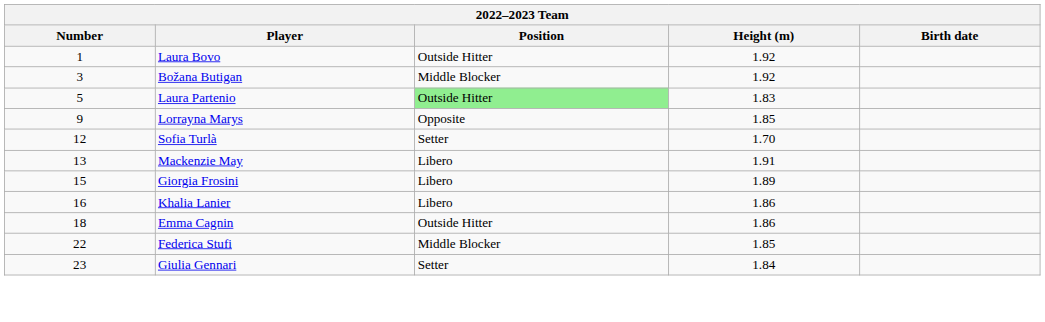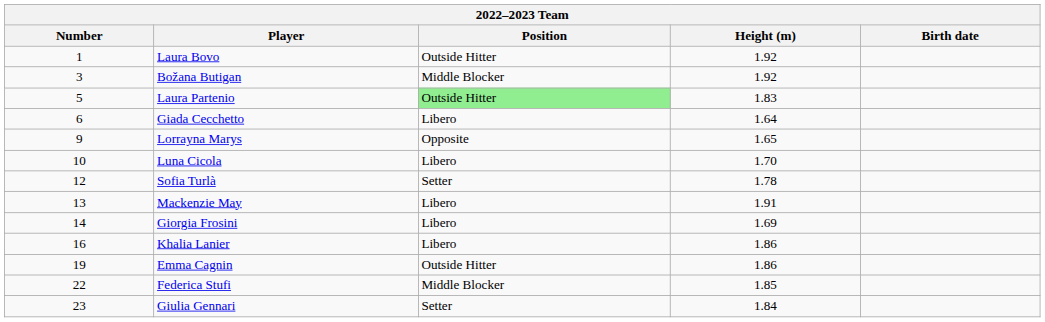+ row: (201, 118)
(764, 118) 1.85 -> (765, 139) 1.65
+ row: (189, 160)
(764, 139) 1.70 -> (765, 181) 1.78
(80, 181) 15 -> (79, 222) 14
(764, 181) 1.89 -> (765, 222) 1.69
(80, 222) 18 -> (79, 264) 19
